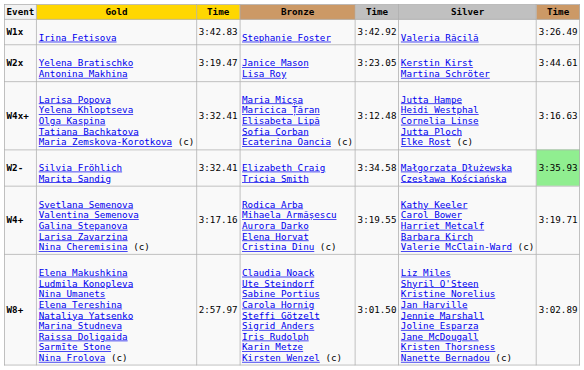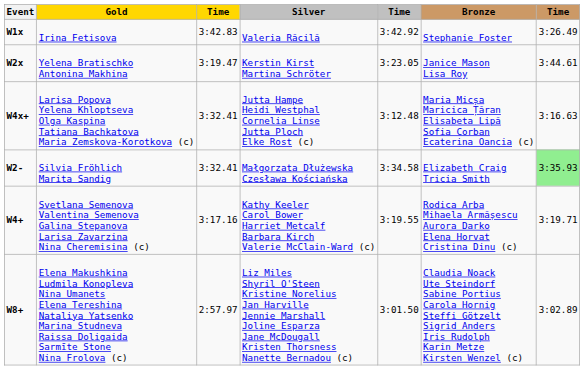columns swapped: (468, 12) <-> (298, 12)
